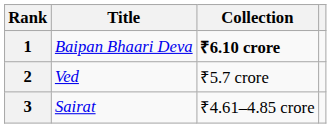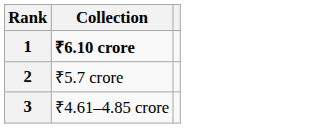- column: (124, 17)
